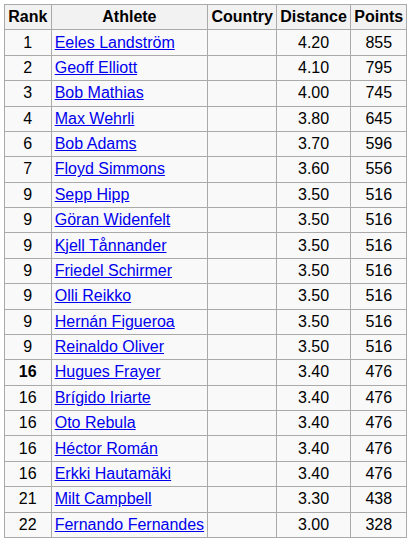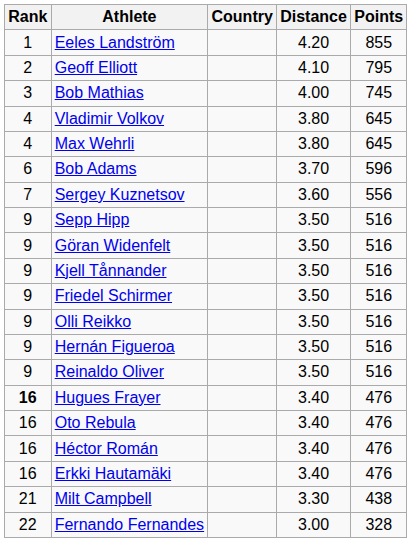+ row: (109, 118)
- row: (110, 169)
+ row: (120, 194)
- row: (103, 397)
